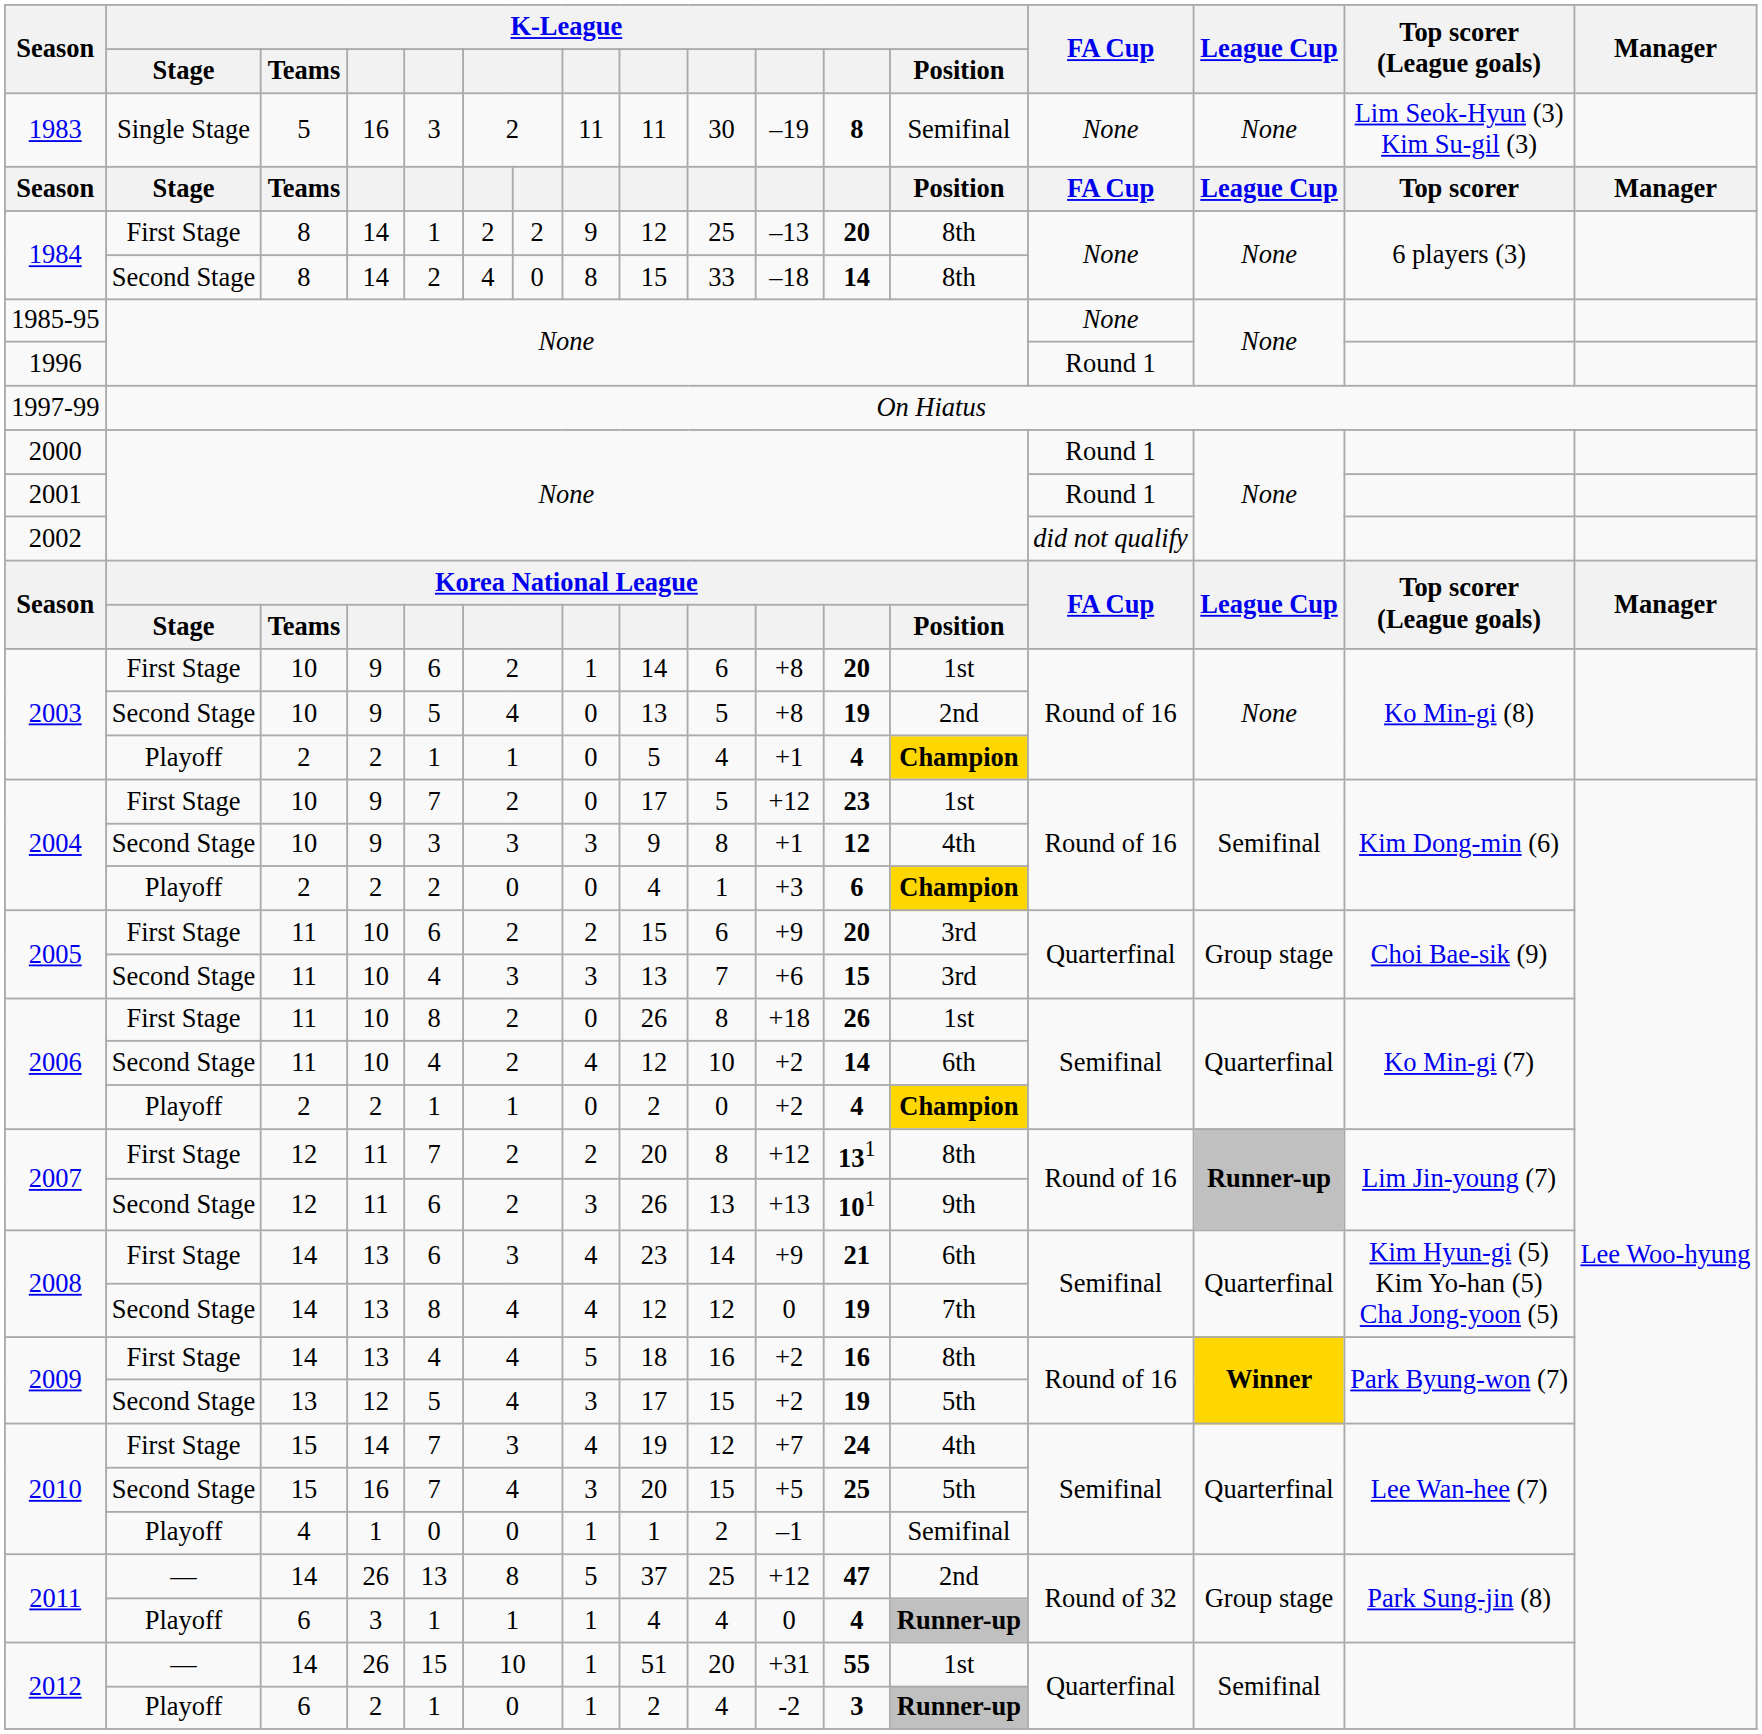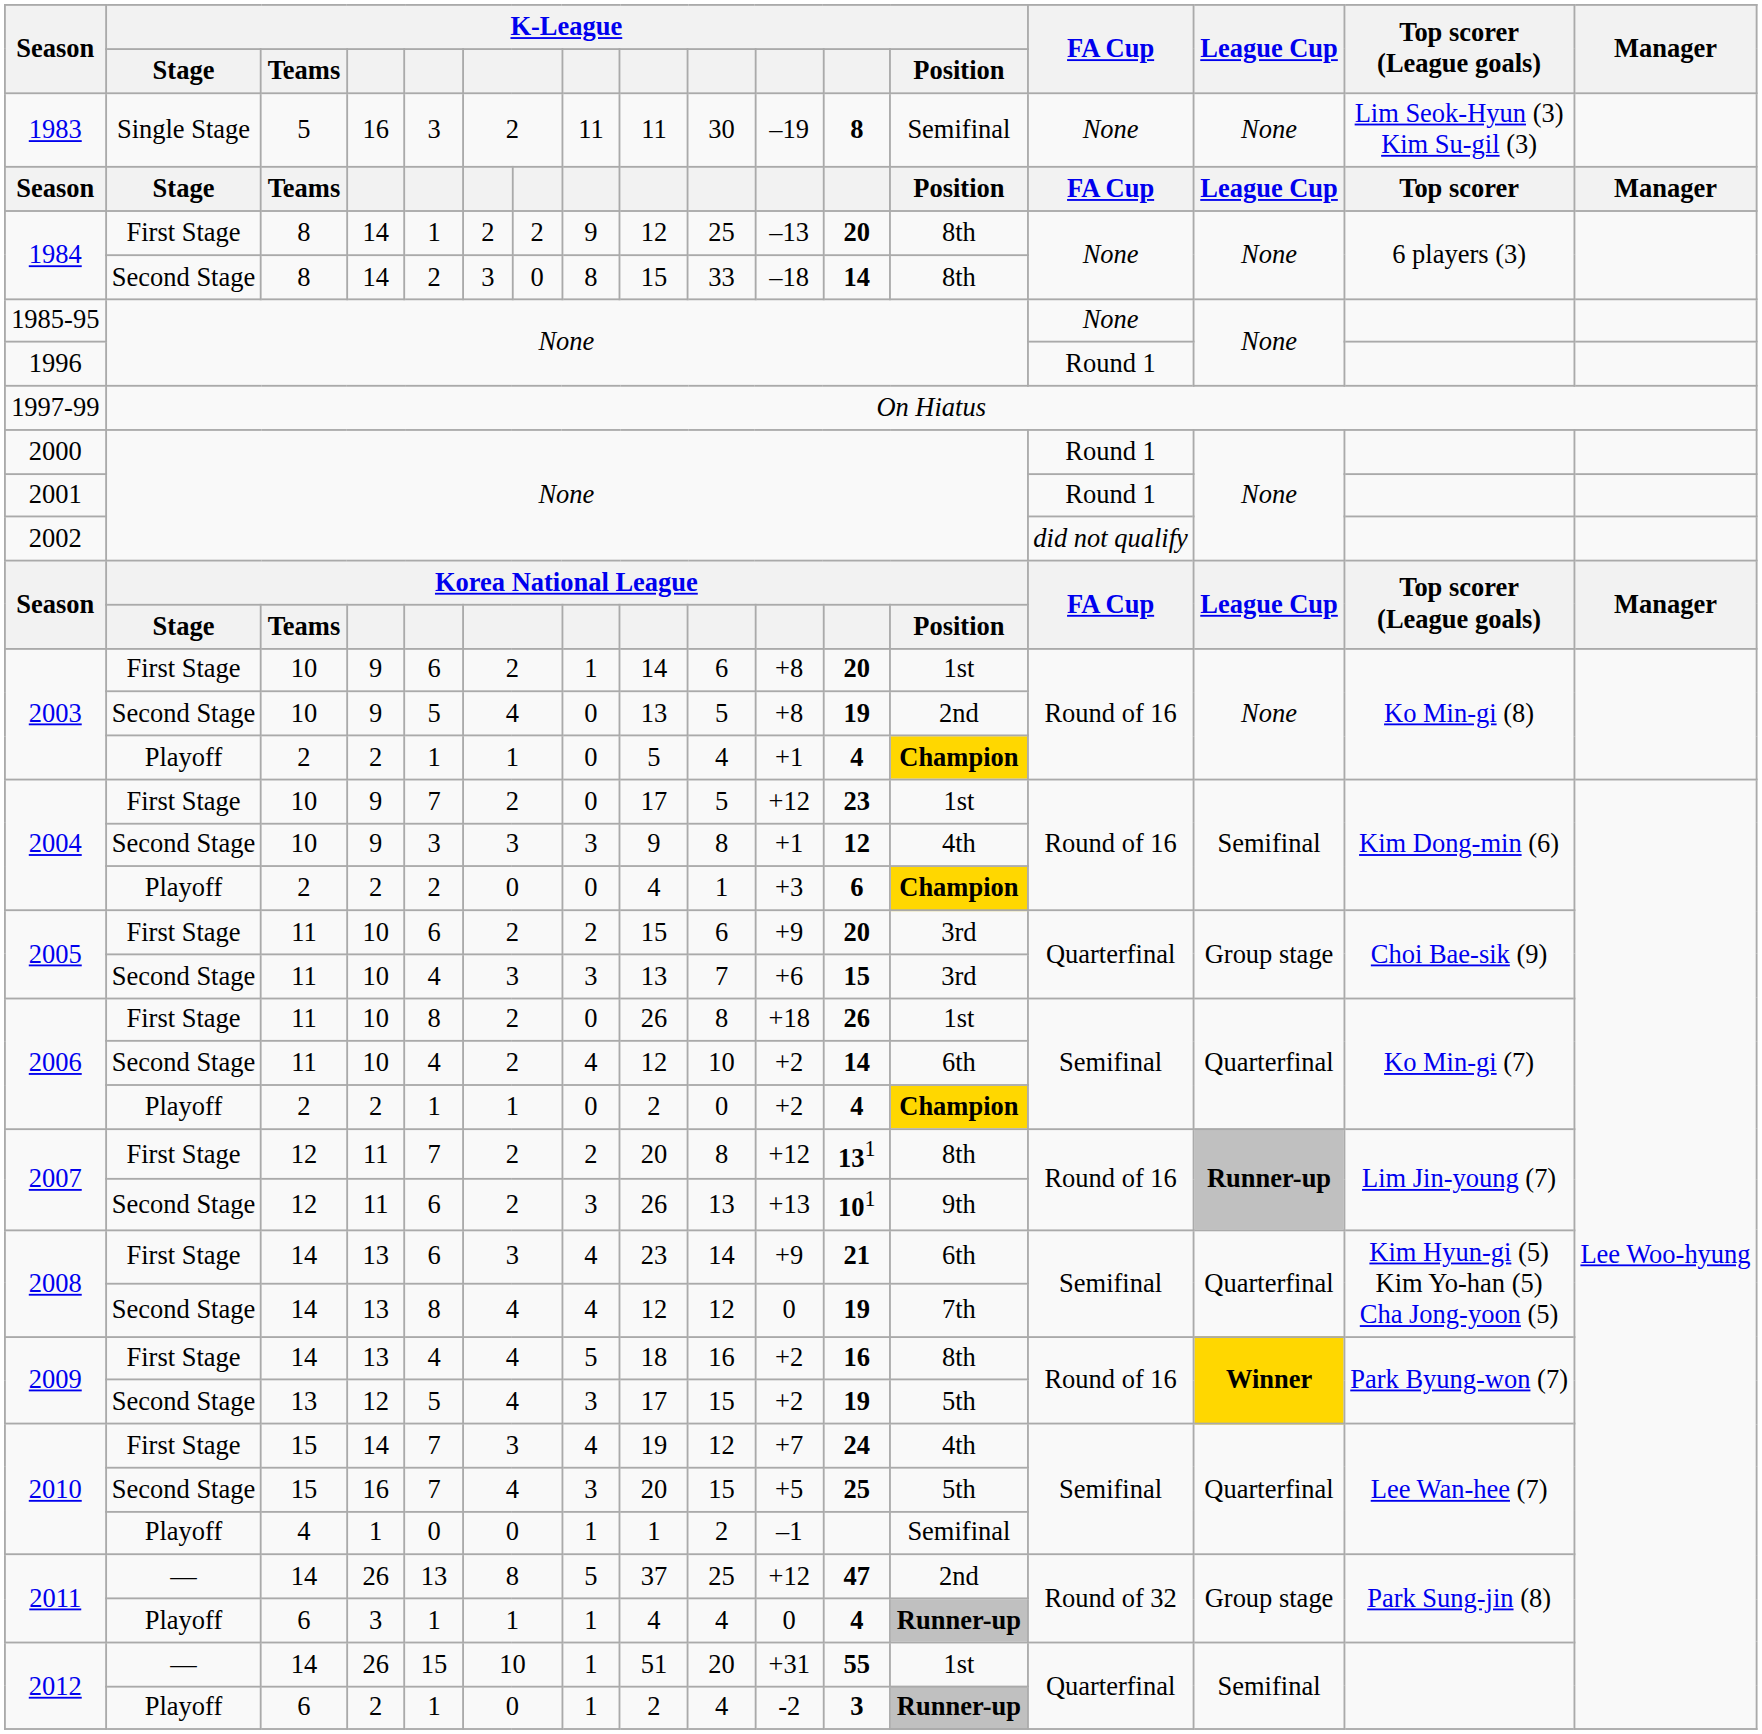(488, 276) 4 -> (488, 276) 3
